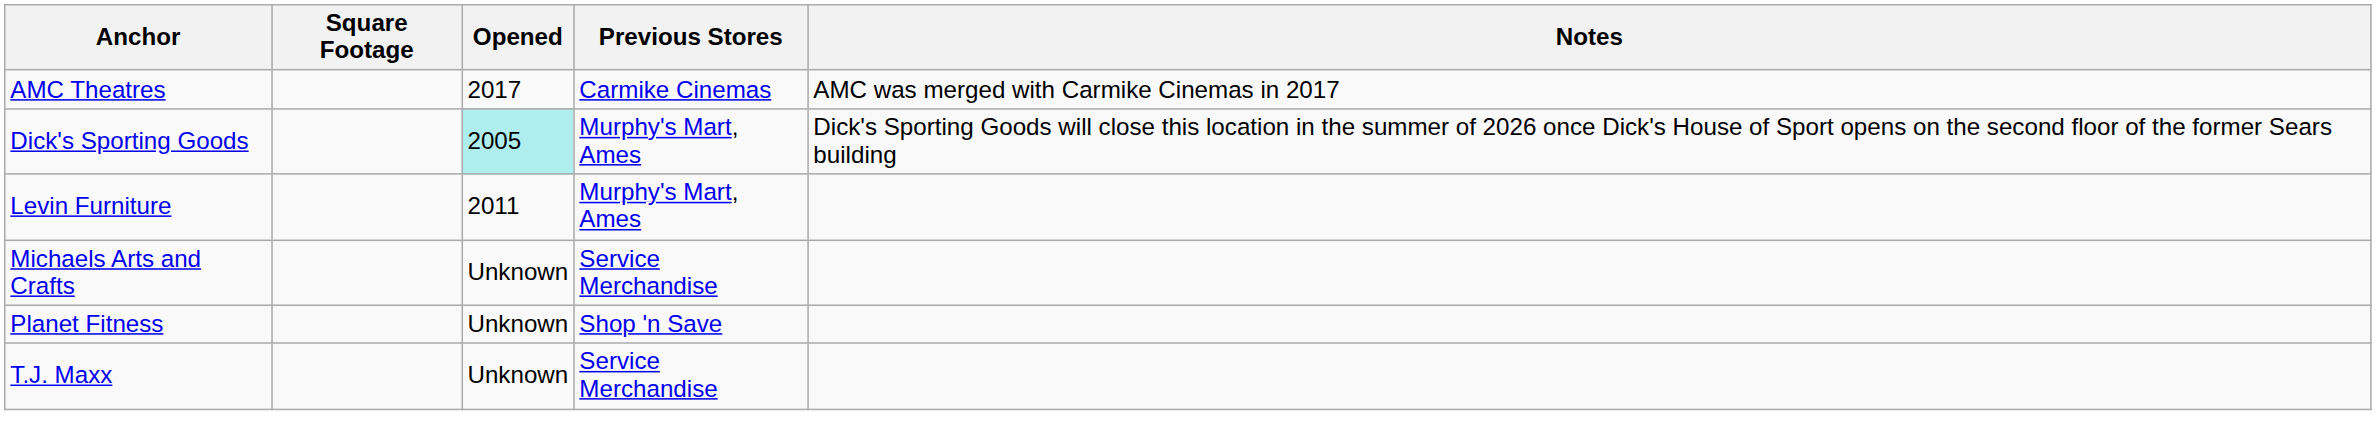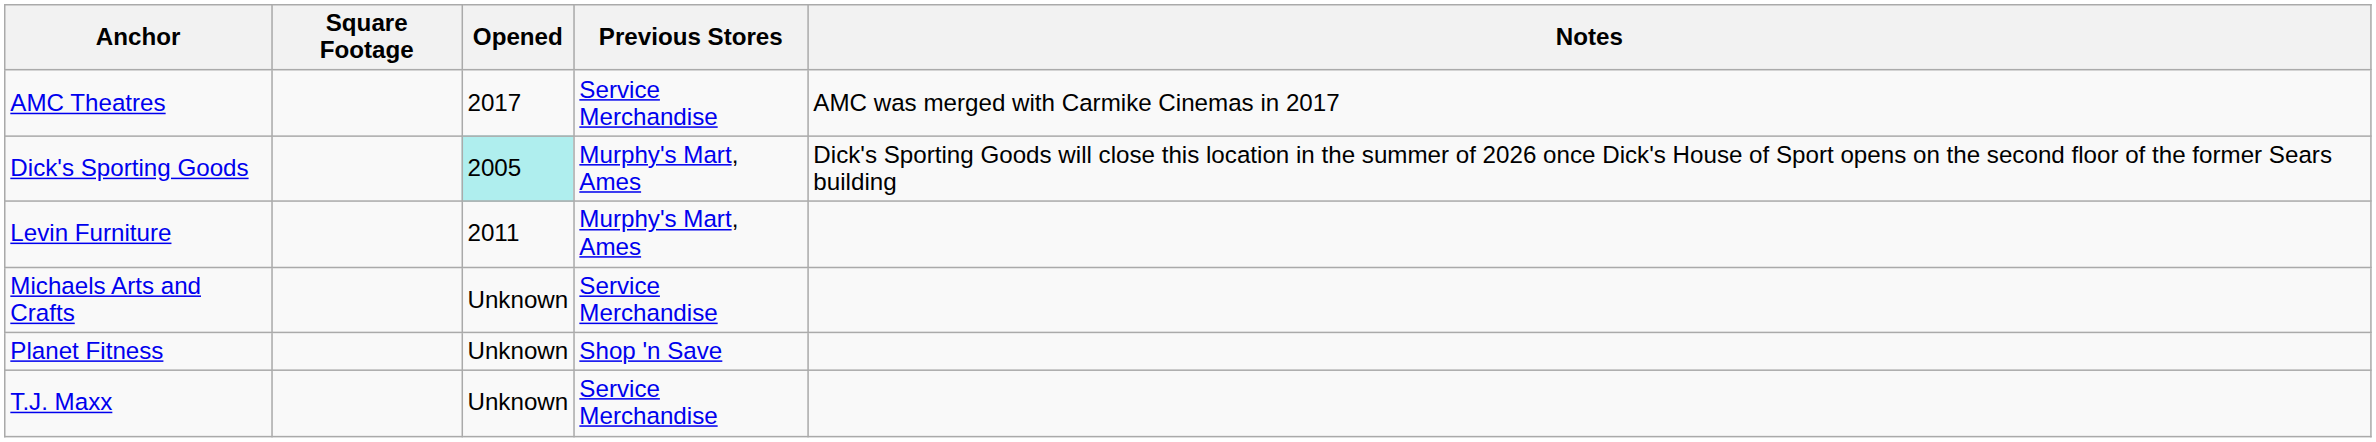(675, 89) Carmike Cinemas -> (648, 102) Service Merchandise
